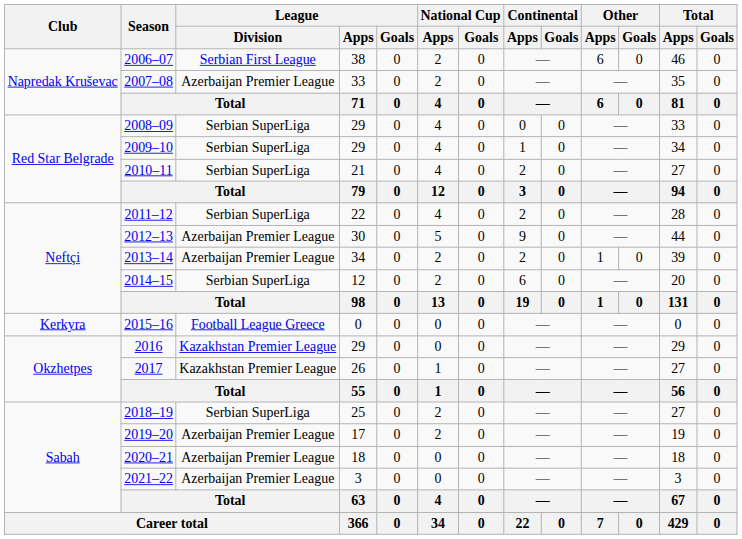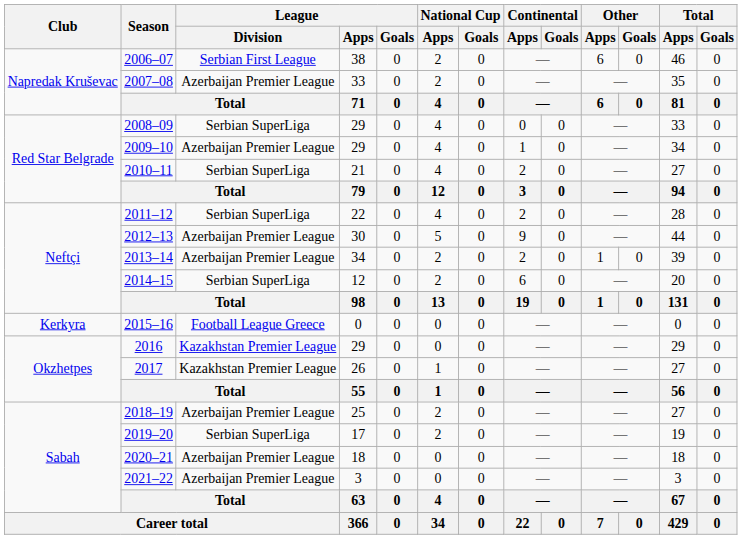(258, 147) Serbian SuperLiga -> (258, 147) Azerbaijan Premier League
(258, 412) Serbian SuperLiga -> (258, 412) Azerbaijan Premier League
(258, 434) Azerbaijan Premier League -> (258, 434) Serbian SuperLiga
